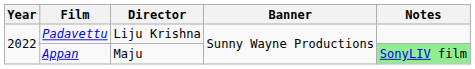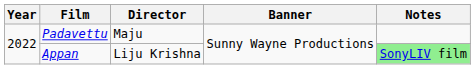(157, 34) Liju Krishna -> (128, 34) Maju
(128, 54) Maju -> (157, 54) Liju Krishna
